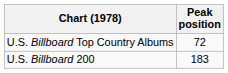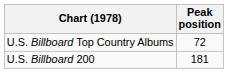(200, 59) 183 -> (200, 59) 181
